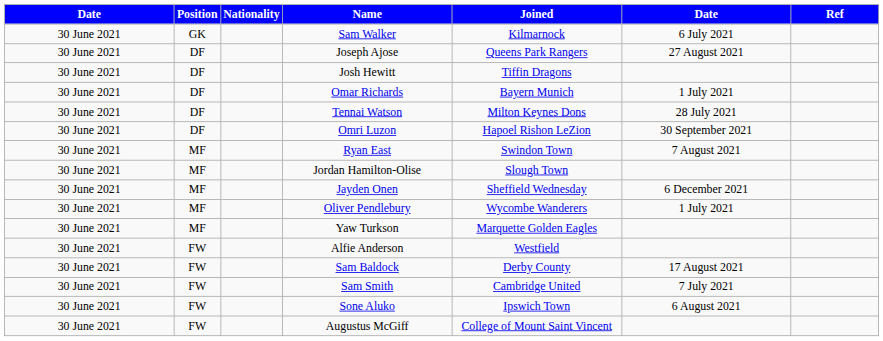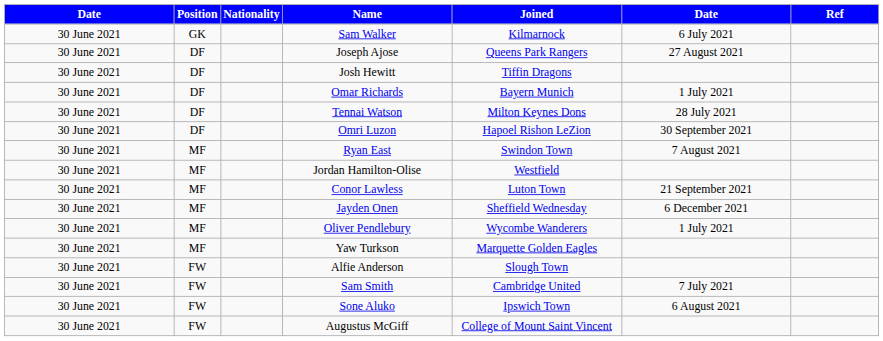(537, 170) Slough Town -> (537, 170) Westfield
+ row: (367, 189)
(537, 248) Westfield -> (537, 267) Slough Town
- row: (367, 267)
